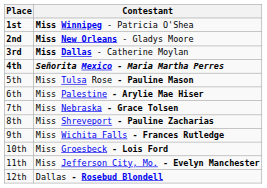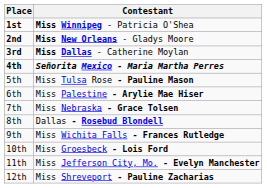(125, 121) Miss Shreveport - Pauline Zacharias -> (99, 121) Dallas - Rosebud Blondell
(99, 176) Dallas - Rosebud Blondell -> (125, 176) Miss Shreveport - Pauline Zacharias
